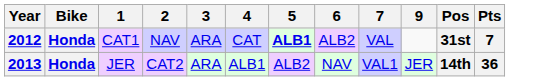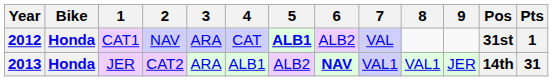+ column: (423, 16)
(490, 40) 7 -> (532, 40) 1
(337, 64) normal -> (337, 64) bold
(490, 64) 36 -> (532, 64) 31
